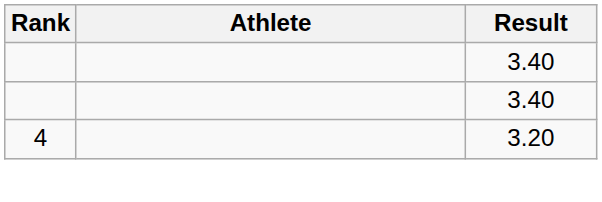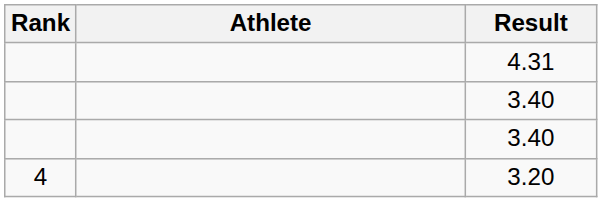+ row: (41, 62)
